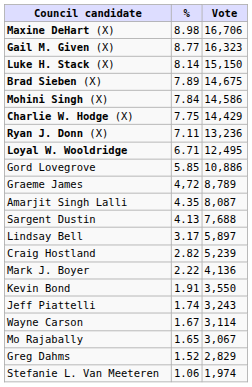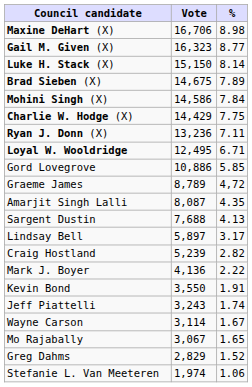columns swapped: (225, 13) <-> (187, 13)
